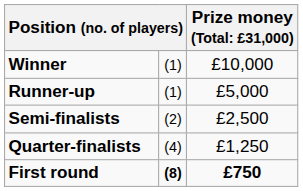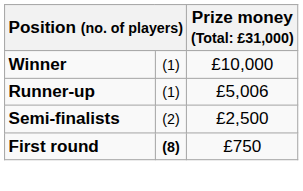(242, 91) £5,000 -> (242, 91) £5,006
- row: (75, 145)
(242, 173) bold -> (242, 145) normal
